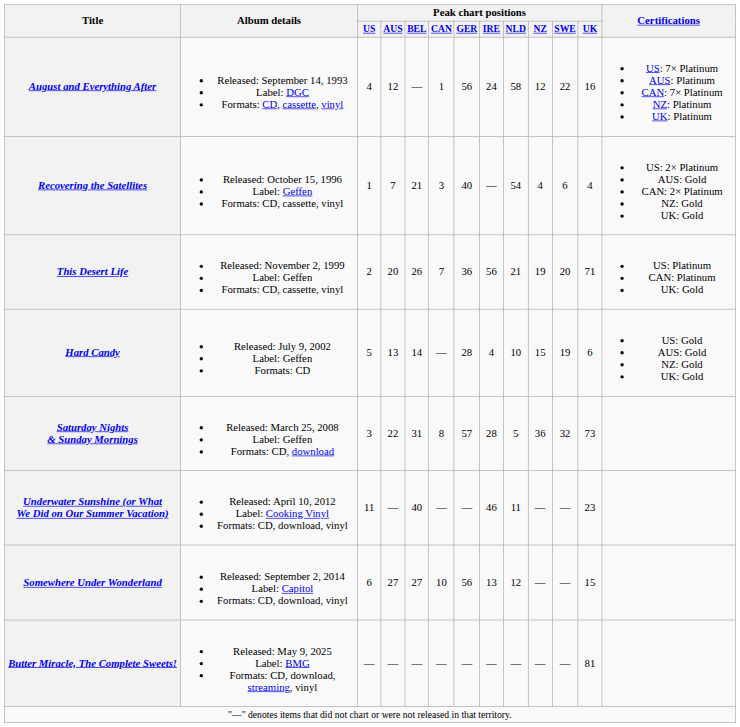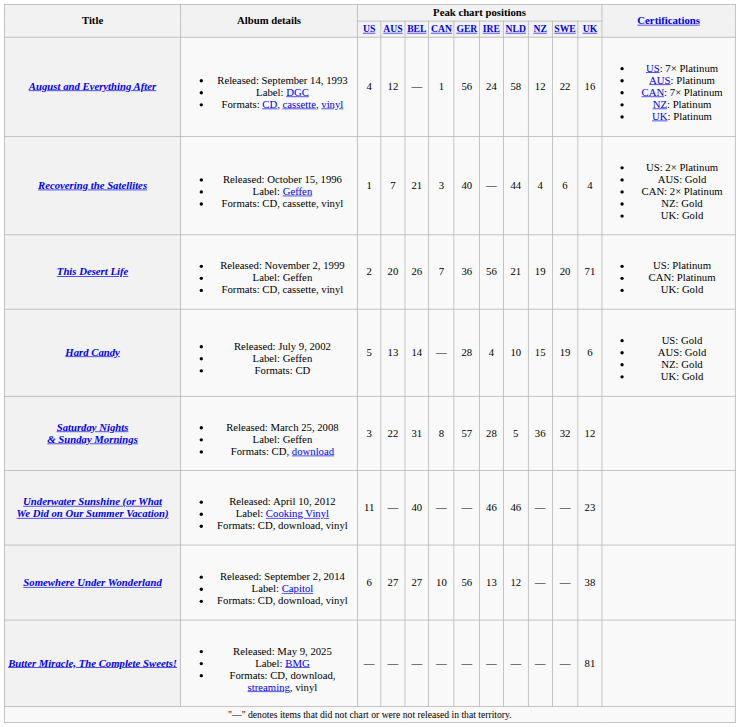(516, 185) 54 -> (516, 185) 44
(590, 433) 73 -> (590, 433) 12
(516, 508) 11 -> (516, 508) 46
(590, 582) 15 -> (590, 582) 38
